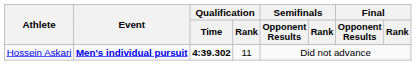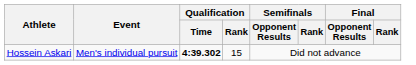(132, 53) bold -> (127, 53) normal
(247, 53) 11 -> (236, 53) 15
